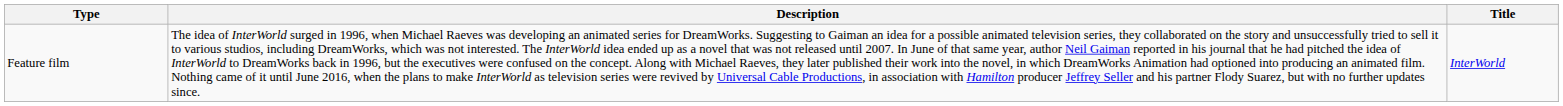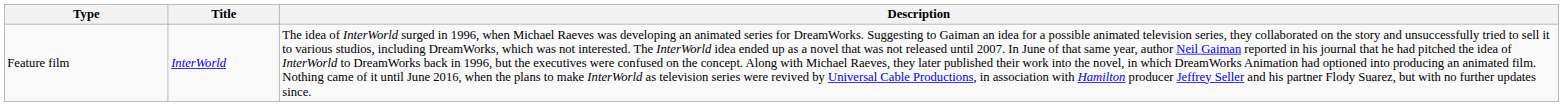columns swapped: (1503, 14) <-> (808, 14)
